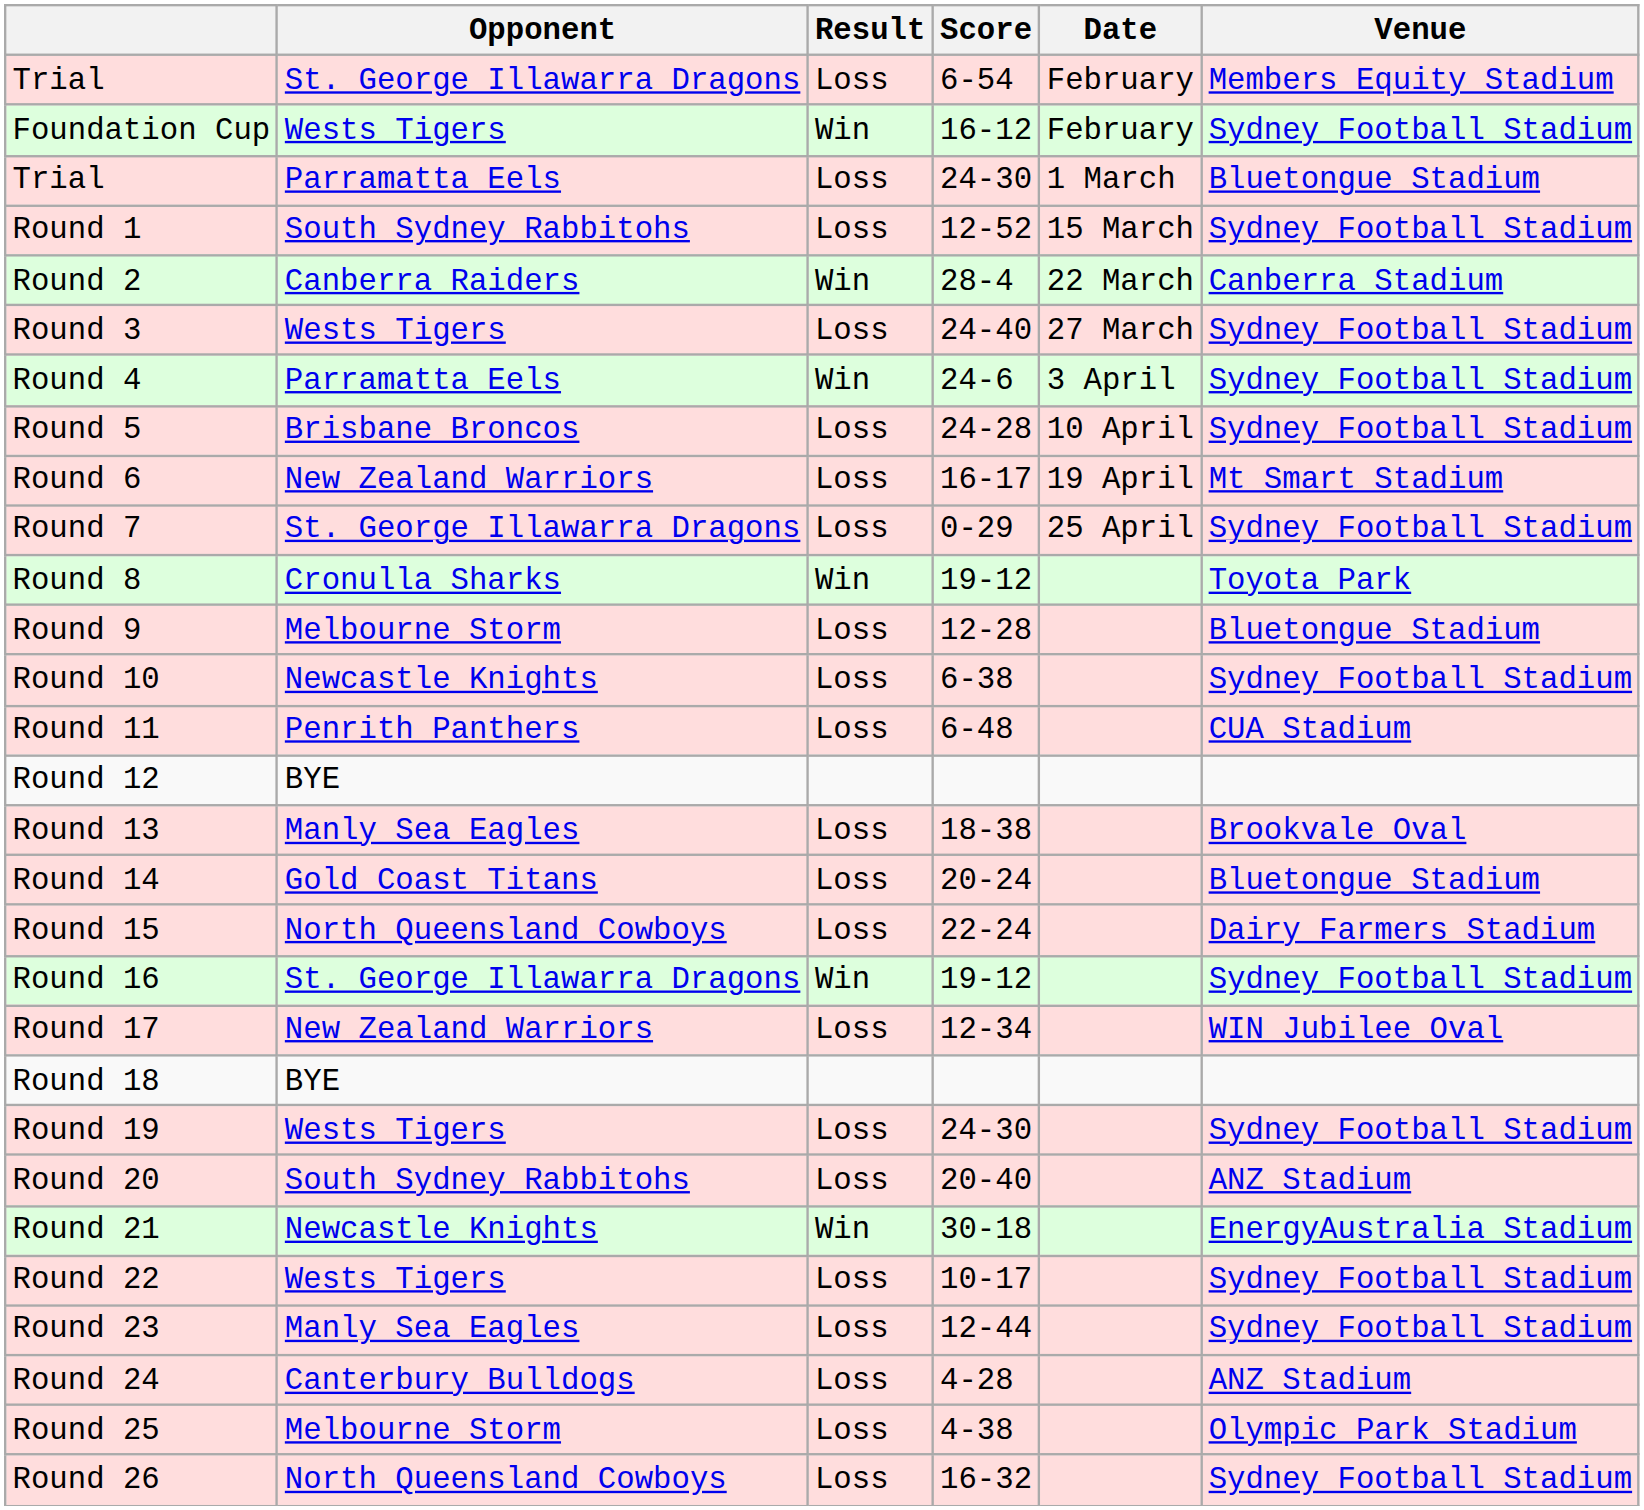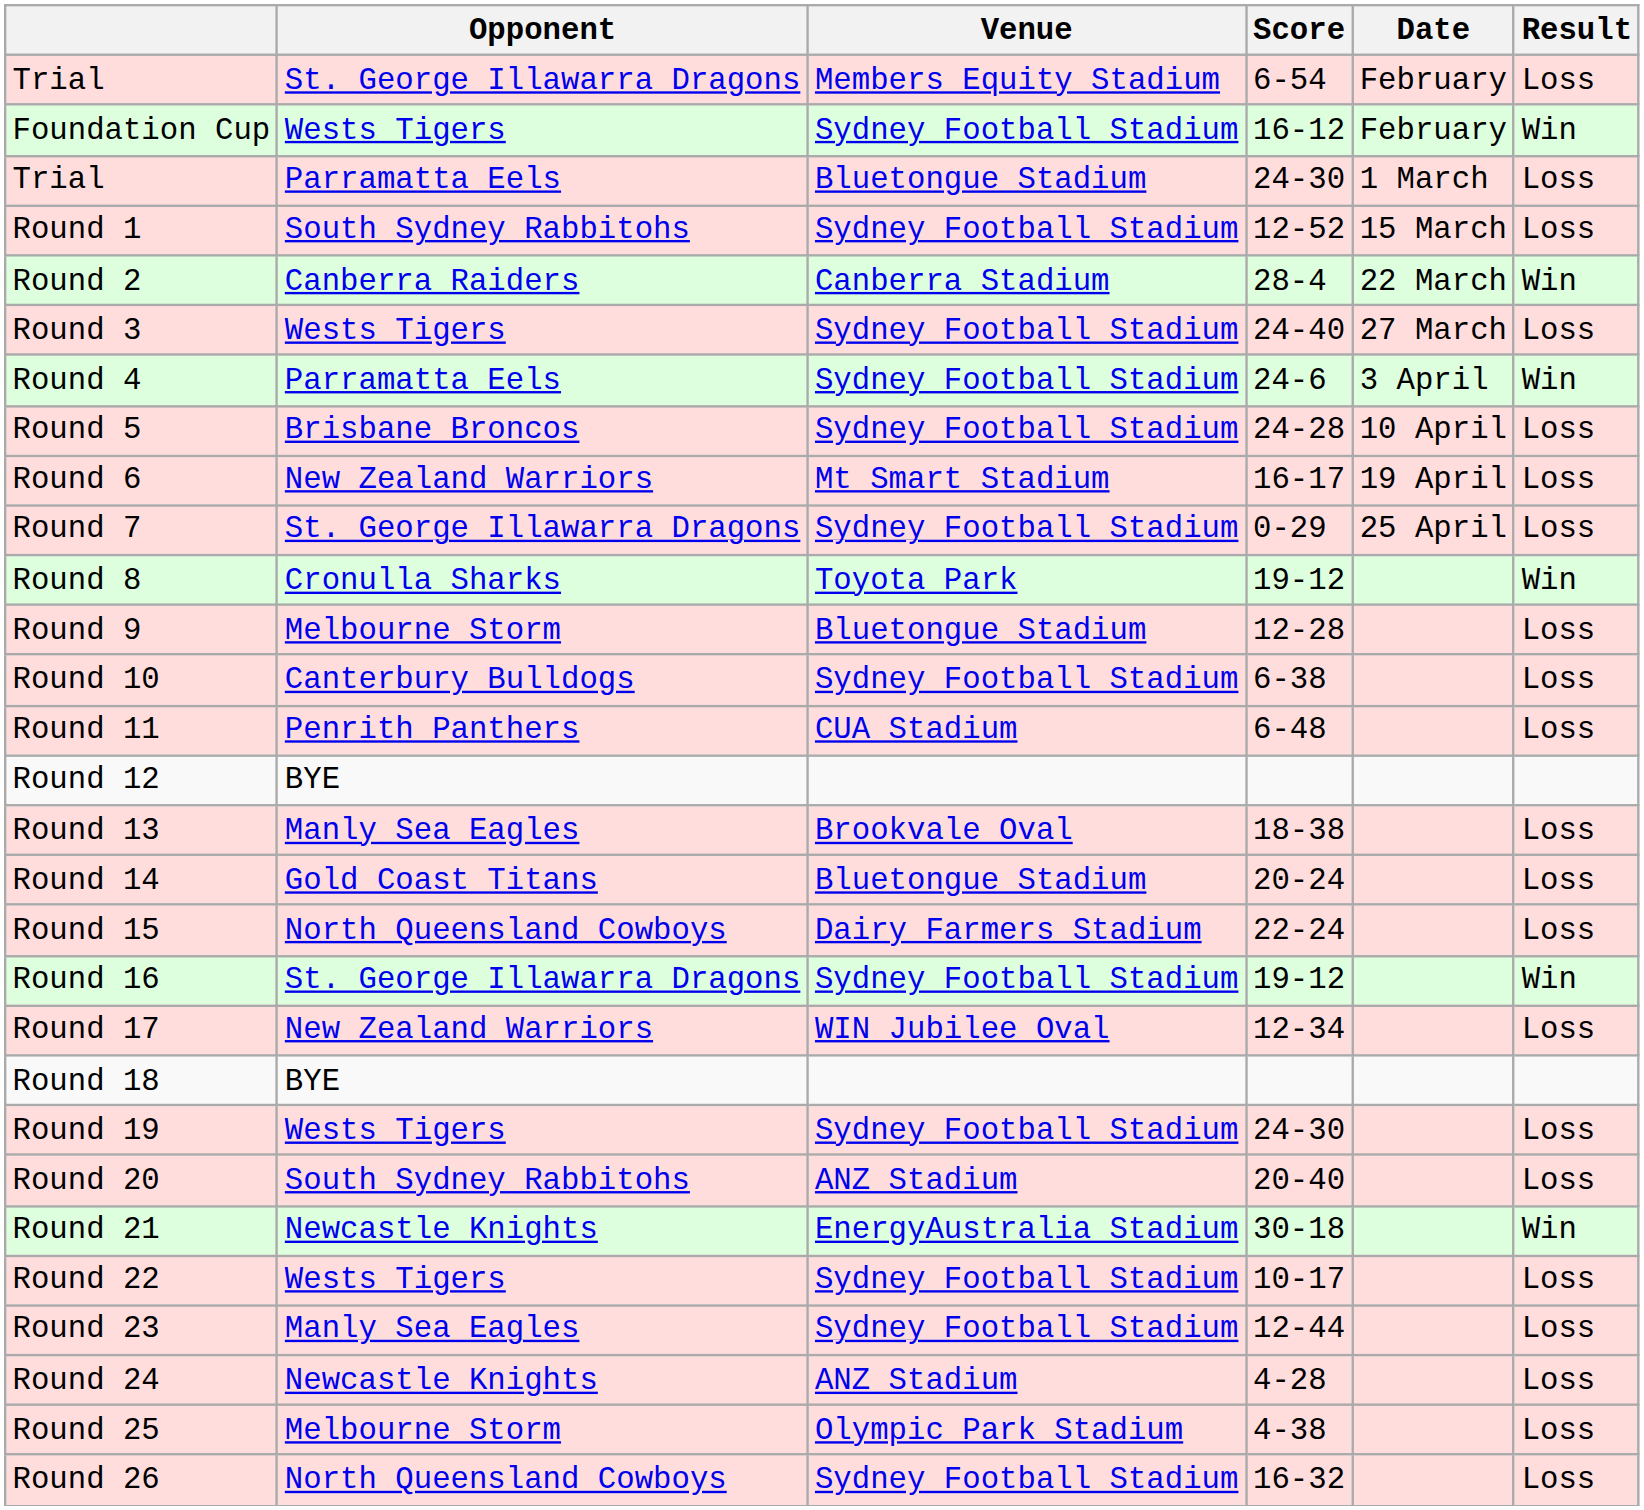columns swapped: (870, 30) <-> (1420, 30)
(441, 680) Newcastle Knights -> (460, 680) Canterbury Bulldogs
(460, 1380) Canterbury Bulldogs -> (441, 1380) Newcastle Knights
